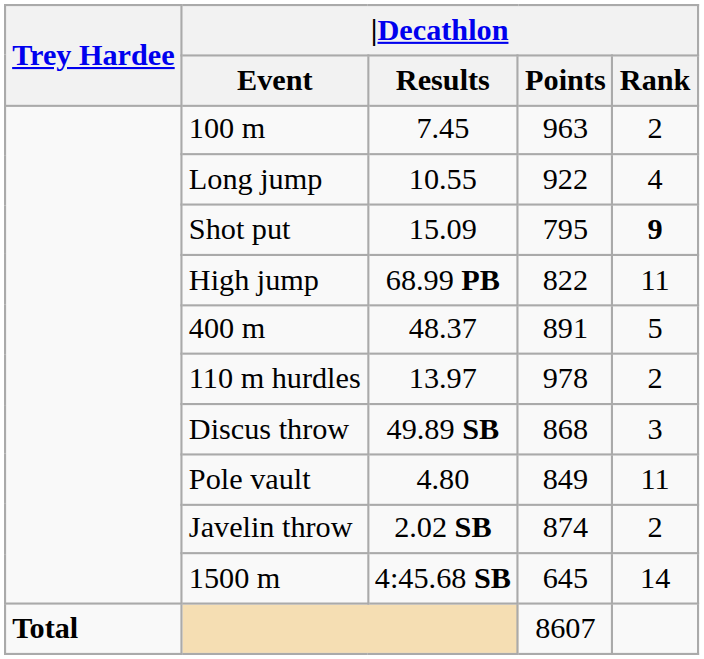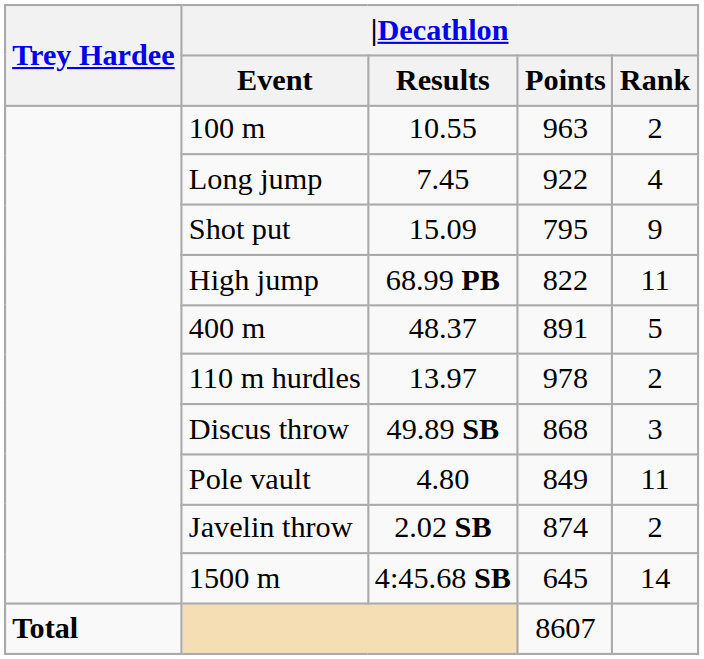(443, 129) 7.45 -> (443, 129) 10.55
(443, 179) 10.55 -> (443, 179) 7.45
(655, 229) bold -> (655, 229) normal
